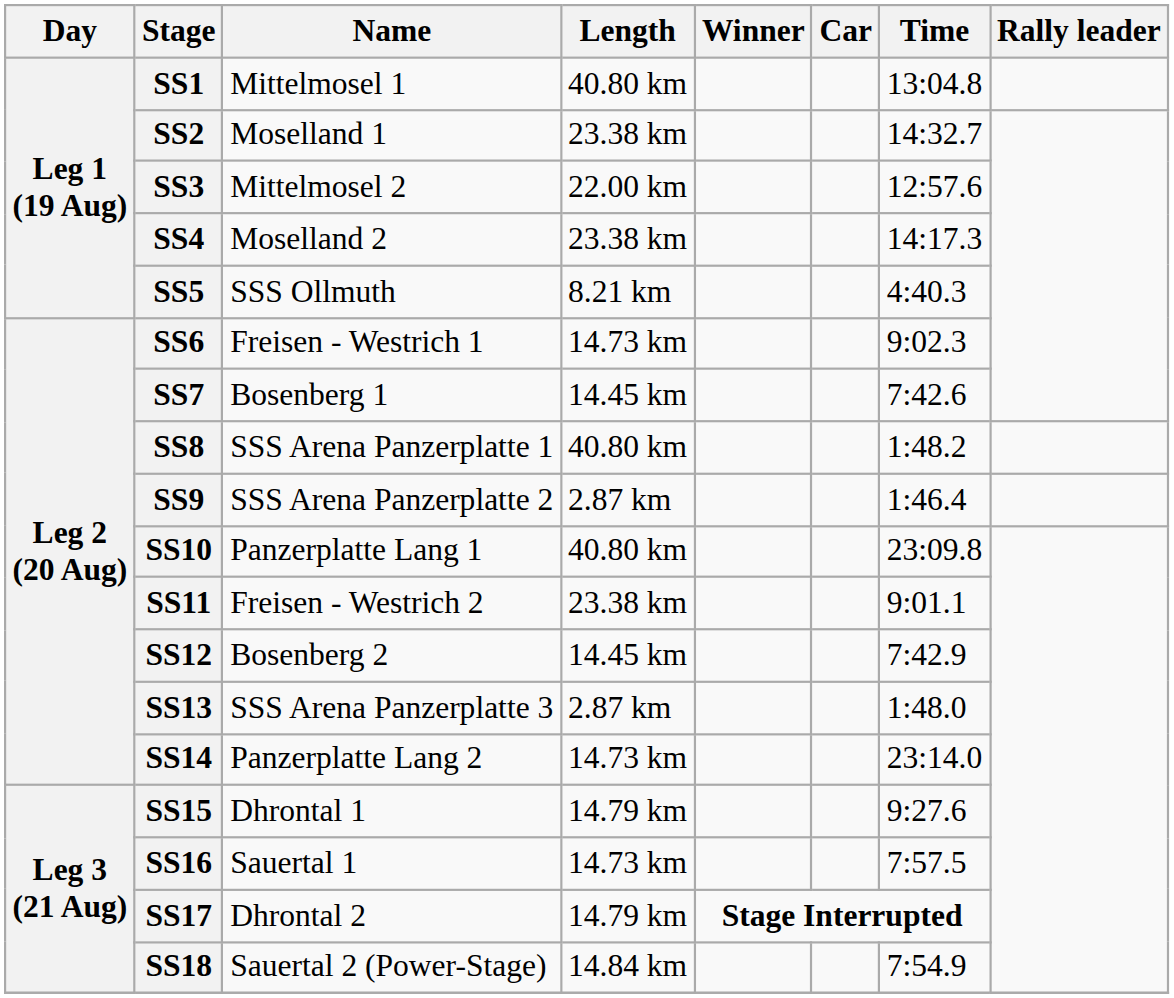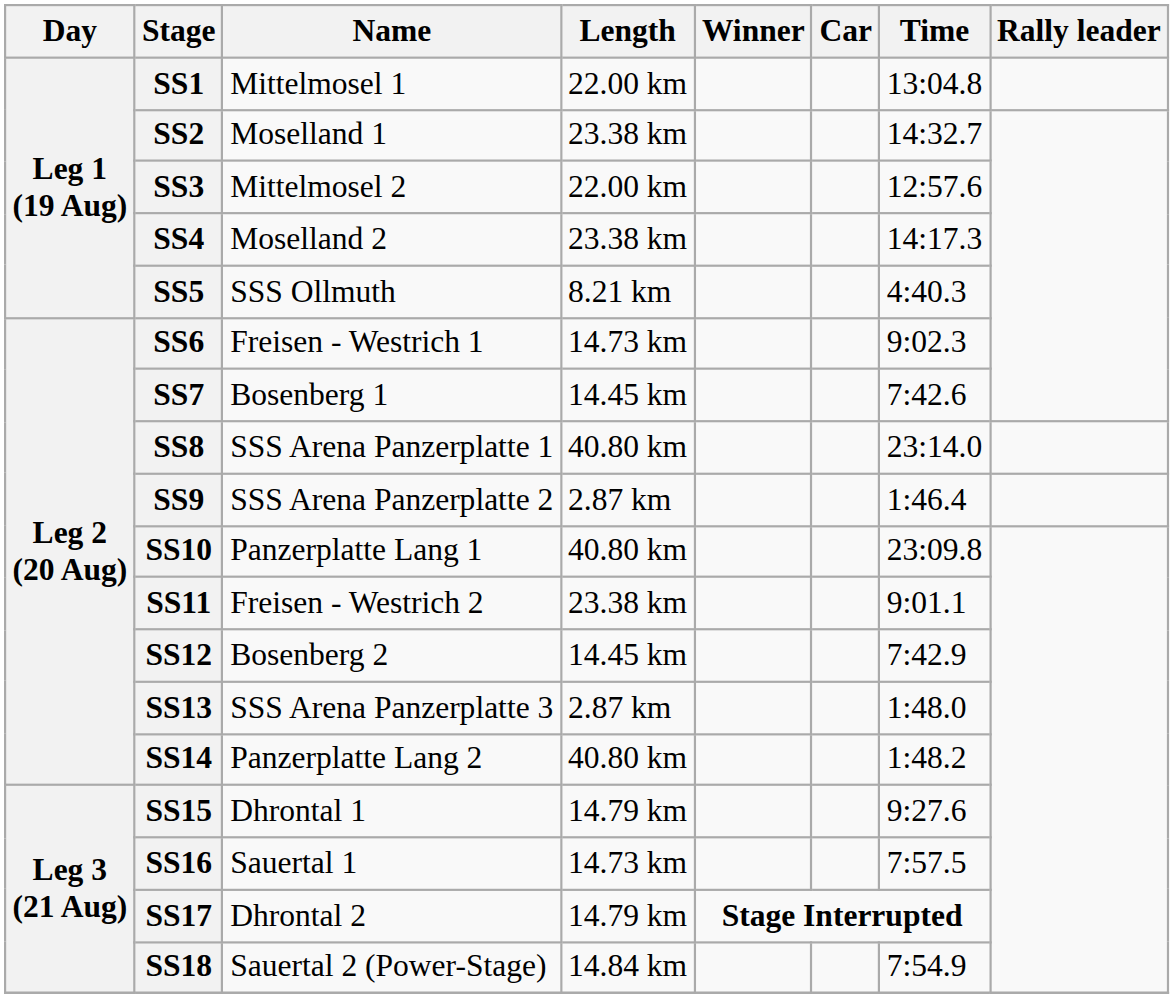(628, 82) 40.80 km -> (628, 82) 22.00 km
(927, 446) 1:48.2 -> (934, 446) 23:14.0
(628, 759) 14.73 km -> (628, 759) 40.80 km
(934, 759) 23:14.0 -> (927, 759) 1:48.2
